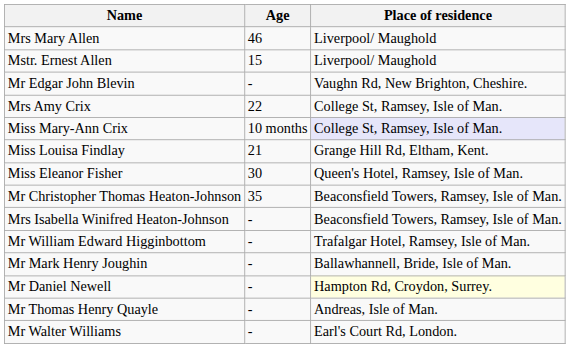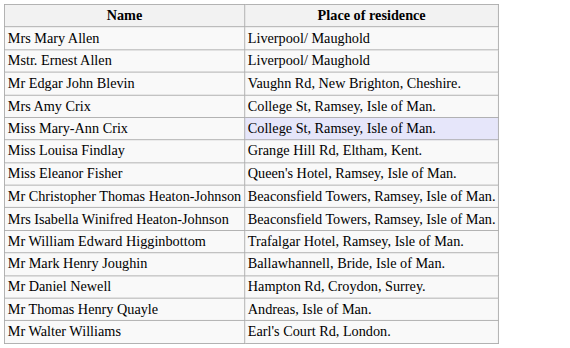- column: (278, 15)
(403, 286) lightyellow background -> (337, 286) no background
